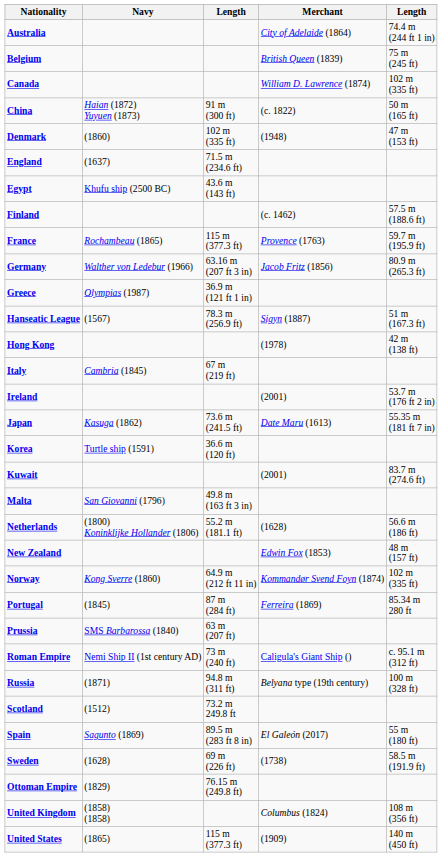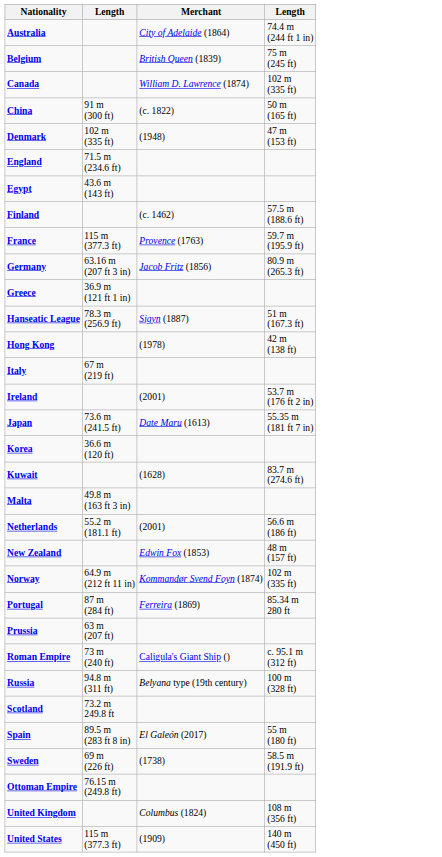- column: (143, 12)
(274, 475) (2001) -> (152, 475) (1628)
(274, 527) (1628) -> (152, 527) (2001)
